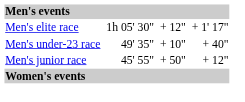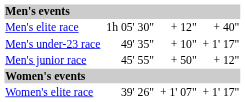(210, 27) + 1' 17" -> (226, 27) + 40"
(216, 44) + 40" -> (221, 44) + 1' 17"
+ row: (49, 92)
